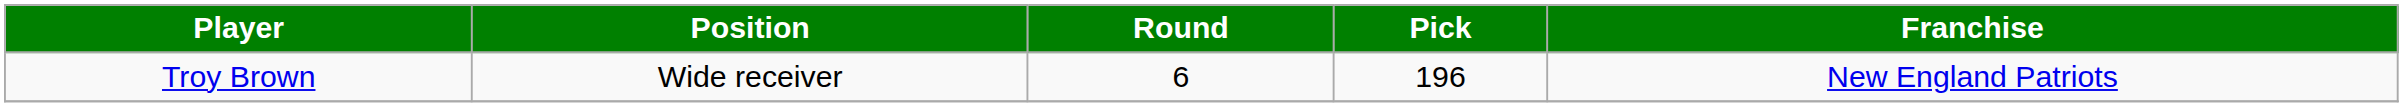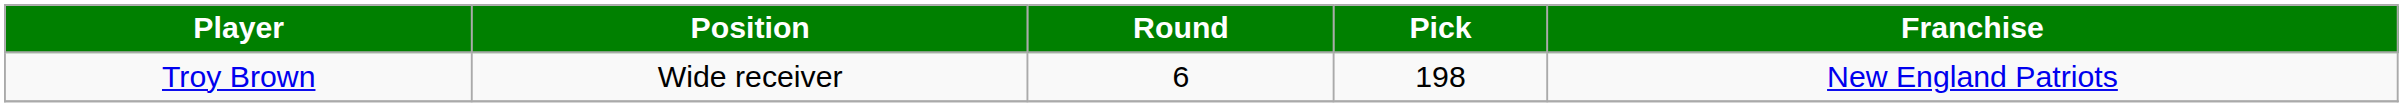(1441, 76) 196 -> (1441, 76) 198
